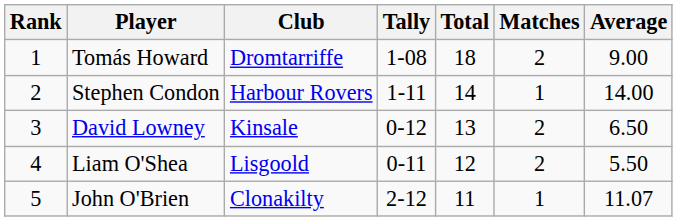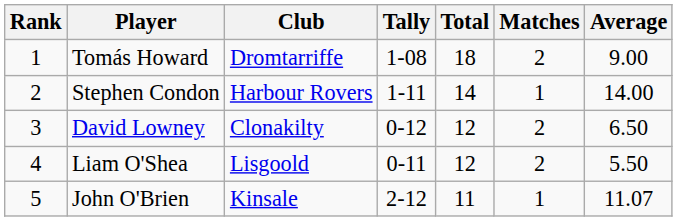(264, 127) Kinsale -> (277, 127) Clonakilty
(465, 127) 13 -> (465, 127) 12
(277, 198) Clonakilty -> (264, 198) Kinsale
